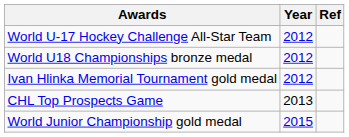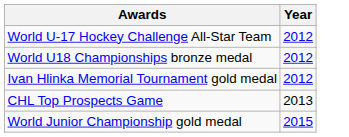- column: (330, 15)
